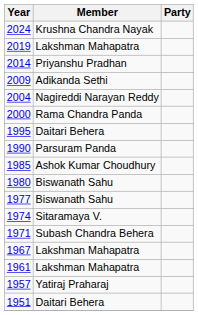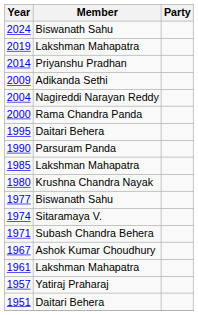(94, 30) Krushna Chandra Nayak -> (74, 30) Biswanath Sahu
(95, 166) Ashok Kumar Choudhury -> (87, 166) Lakshman Mahapatra
(74, 183) Biswanath Sahu -> (94, 183) Krushna Chandra Nayak
(87, 251) Lakshman Mahapatra -> (95, 251) Ashok Kumar Choudhury
